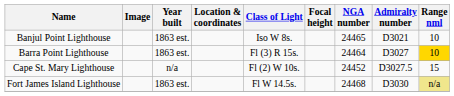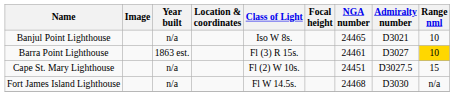(172, 38) 1863 est. -> (172, 38) n/a
(354, 53) 24464 -> (354, 53) 24461
(354, 68) 24452 -> (354, 68) 24451
(172, 83) 1863 est. -> (172, 83) n/a
(434, 83) khaki background -> (434, 83) no background
